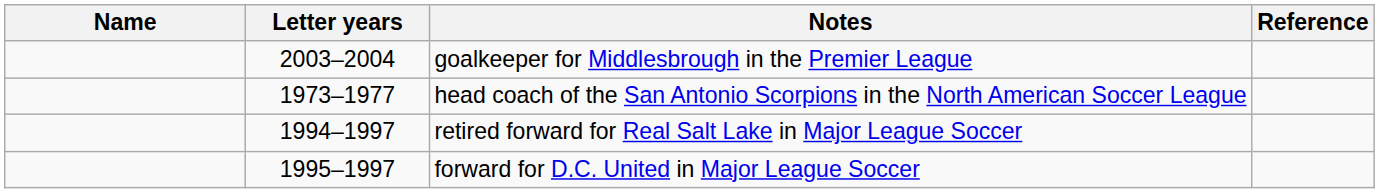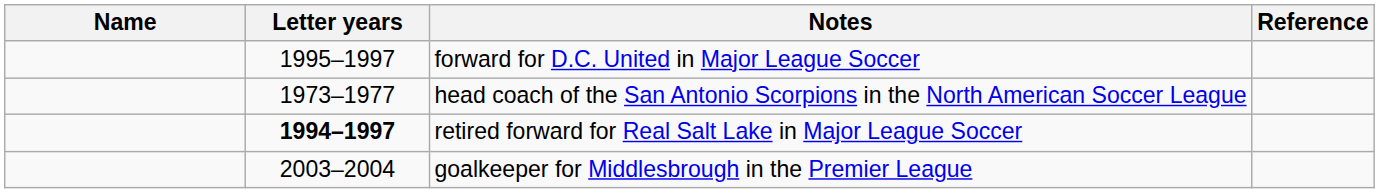rows swapped: (703, 59) <-> (677, 168)
(337, 132) normal -> (337, 132) bold
